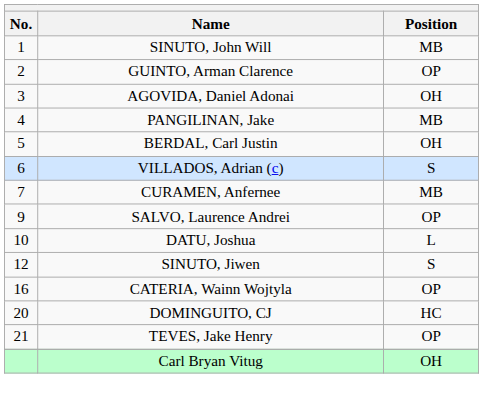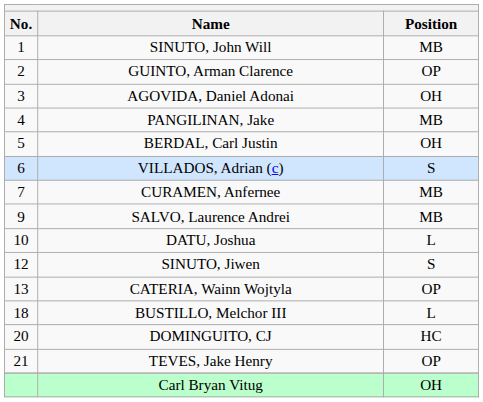(431, 216) OP -> (431, 216) MB
(21, 288) 16 -> (21, 288) 13
+ row: (211, 312)
